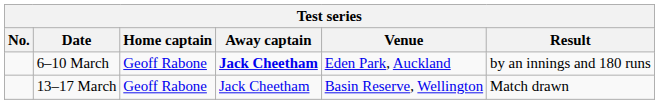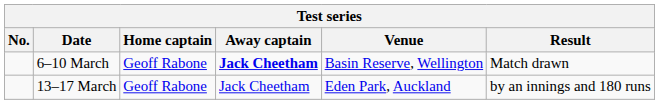(388, 63) Eden Park, Auckland -> (404, 63) Basin Reserve, Wellington
(570, 63) by an innings and 180 runs -> (529, 63) Match drawn
(404, 87) Basin Reserve, Wellington -> (388, 87) Eden Park, Auckland
(529, 87) Match drawn -> (570, 87) by an innings and 180 runs
